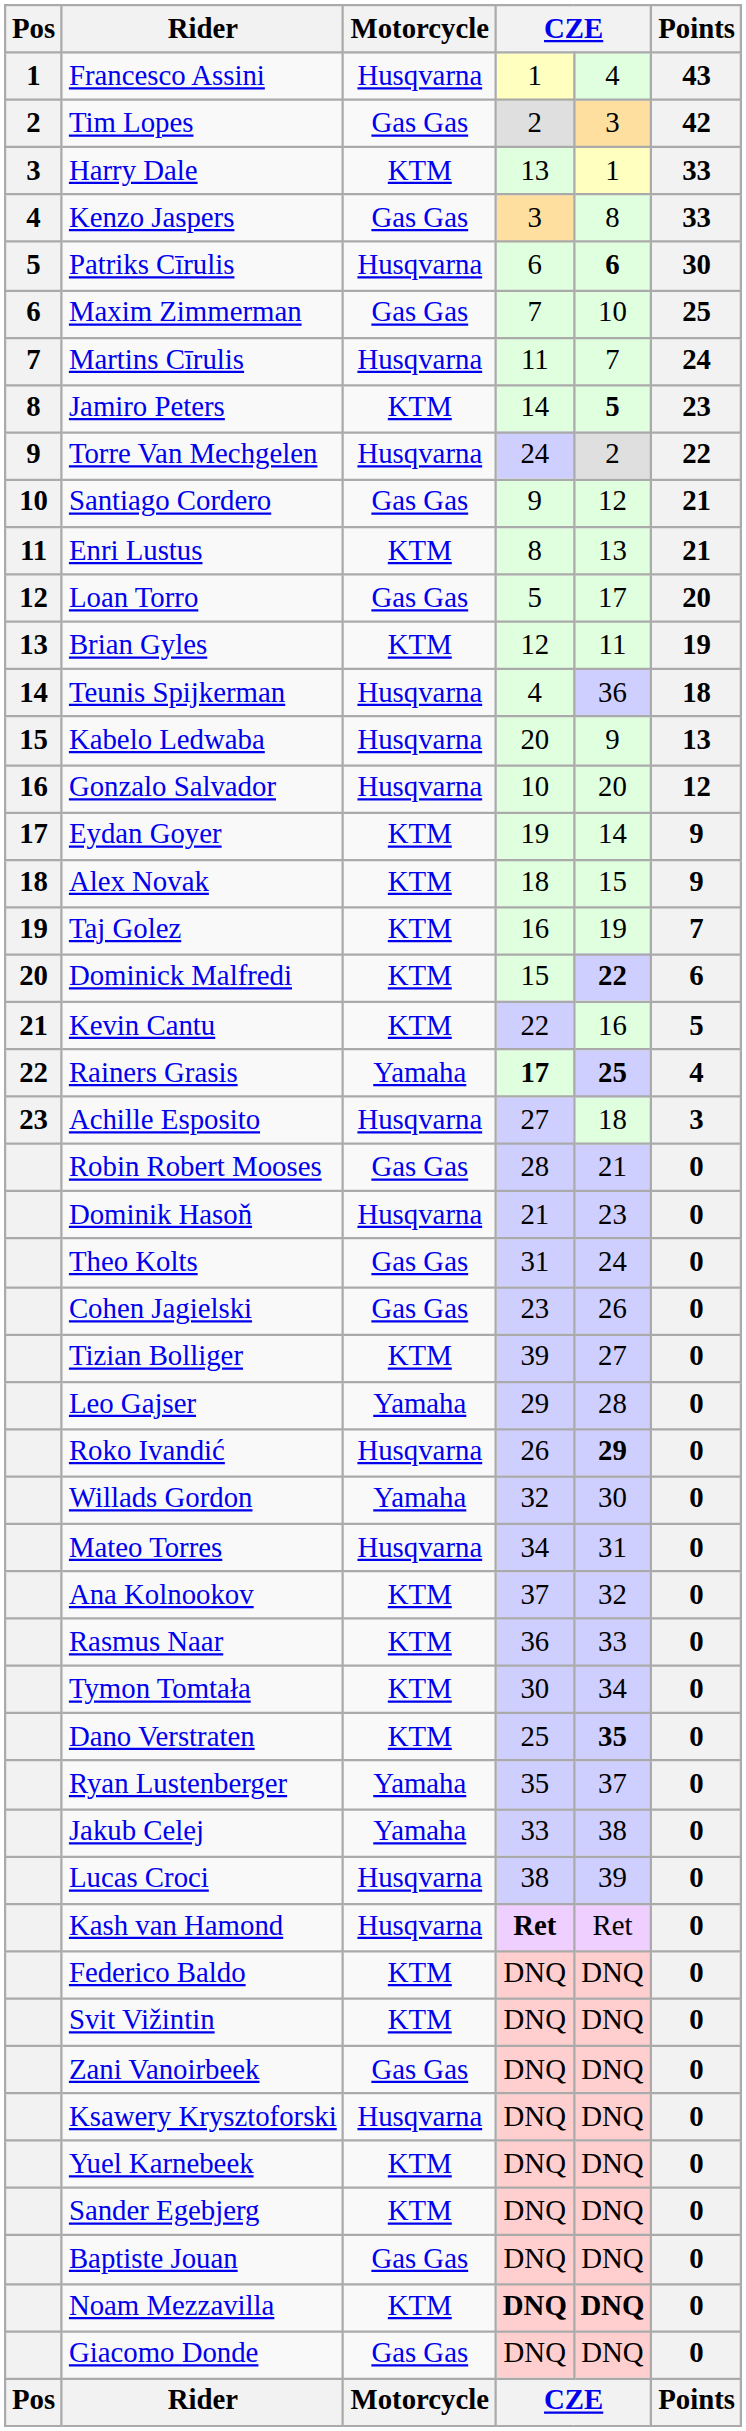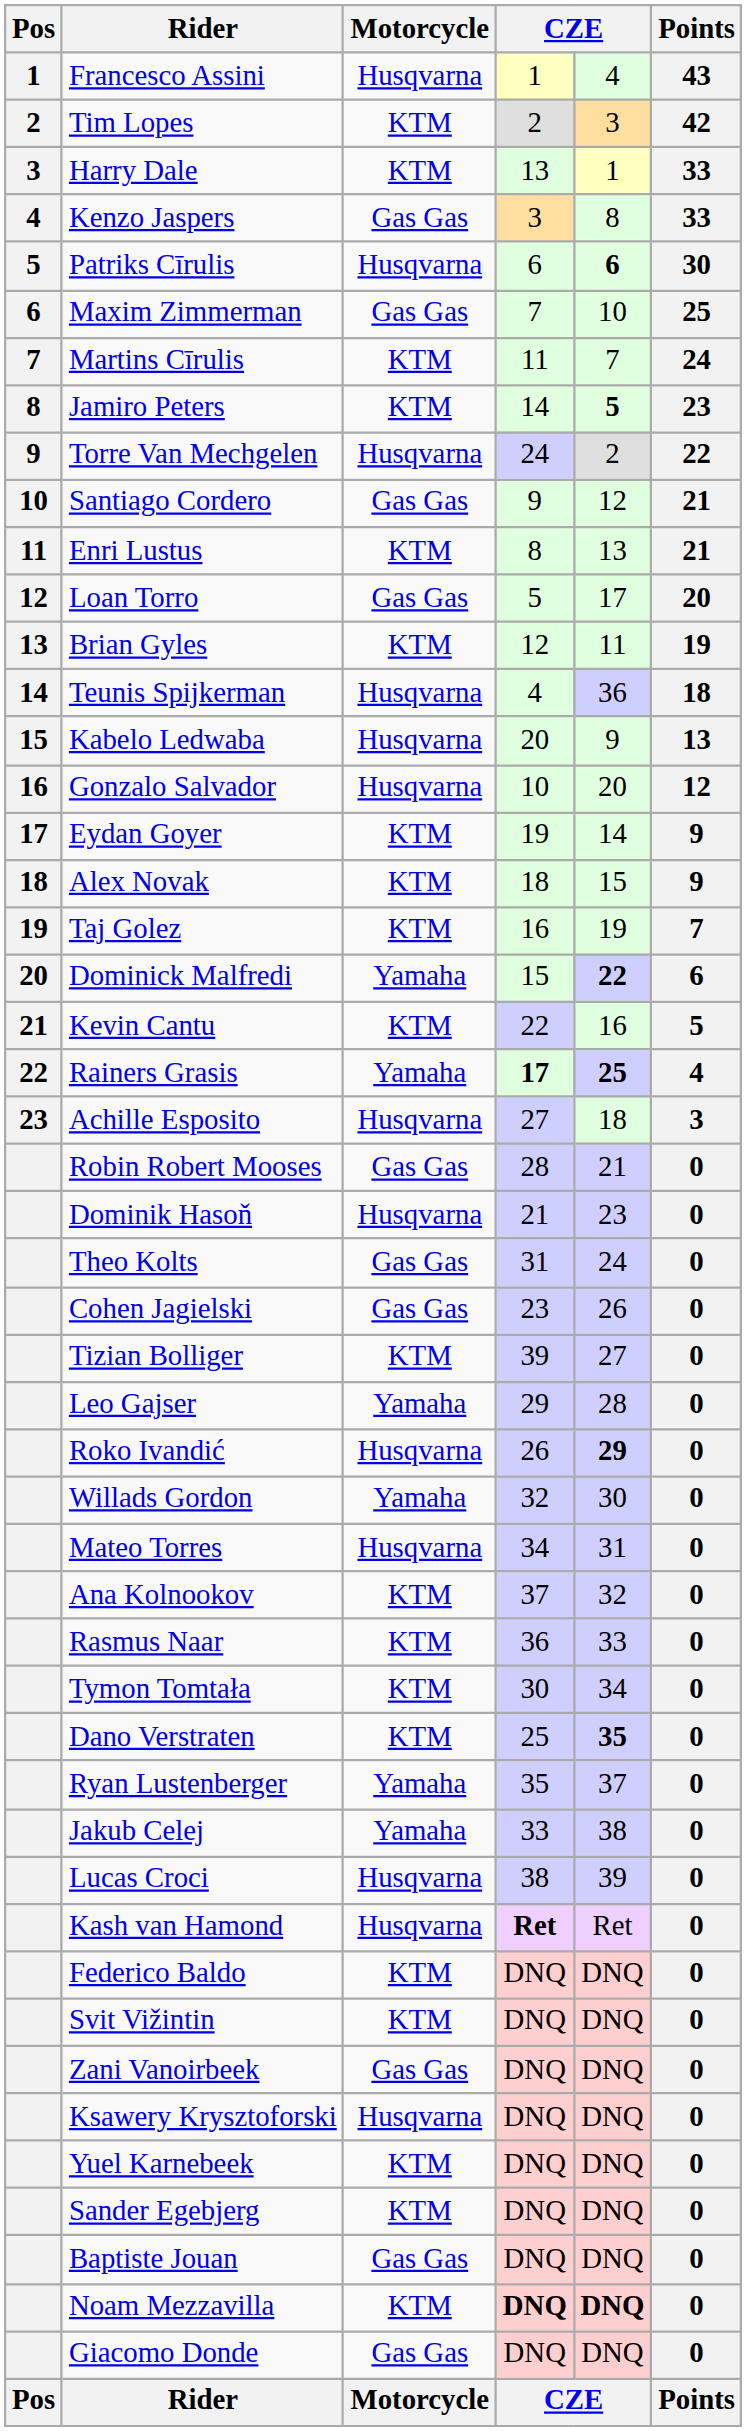(420, 122) Gas Gas -> (420, 122) KTM
(420, 360) Husqvarna -> (420, 360) KTM
(420, 977) KTM -> (420, 977) Yamaha
